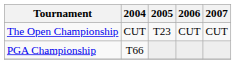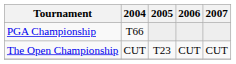rows swapped: (63, 32) <-> (51, 50)
